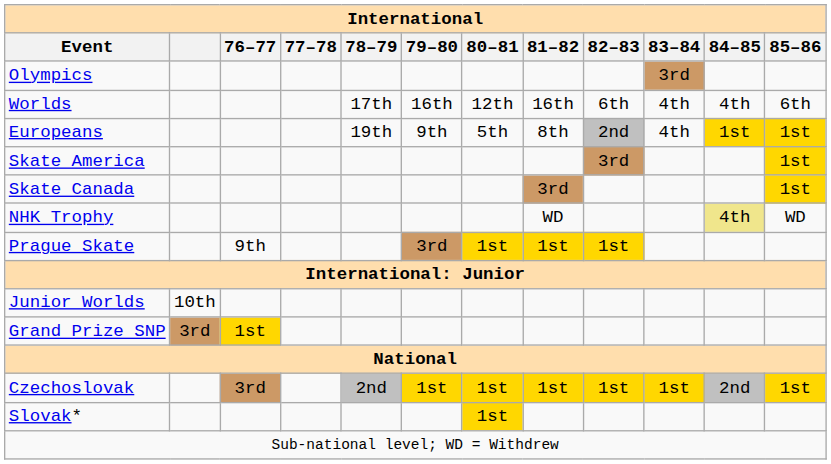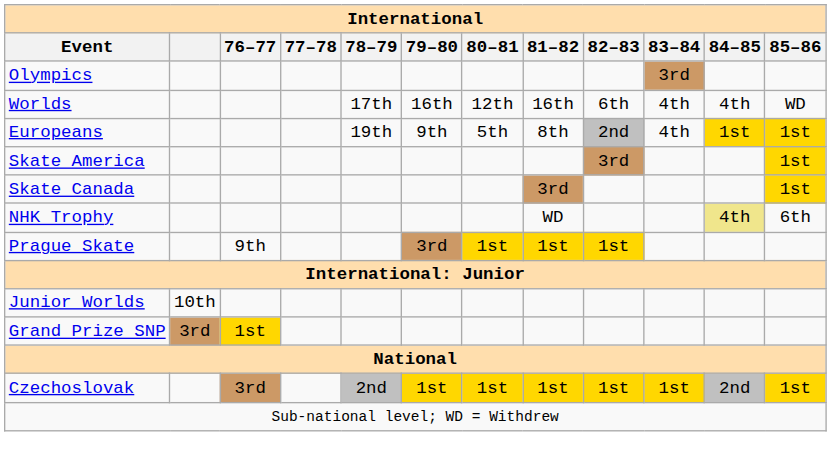(795, 104) 6th -> (795, 104) WD
(795, 218) WD -> (795, 218) 6th
- row: (45, 416)
